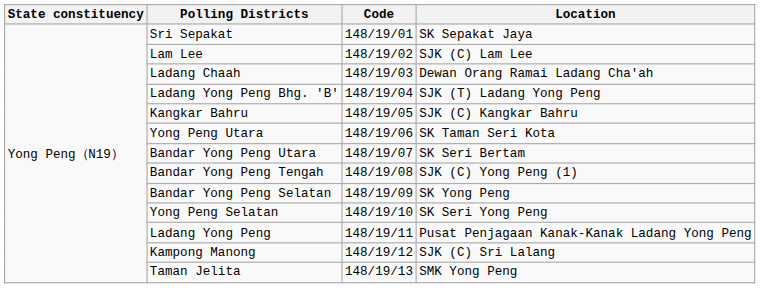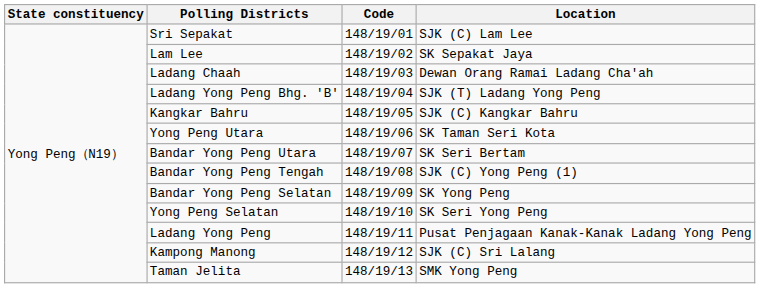(476, 34) SK Sepakat Jaya -> (476, 34) SJK (C) Lam Lee
(476, 54) SJK (C) Lam Lee -> (476, 54) SK Sepakat Jaya
